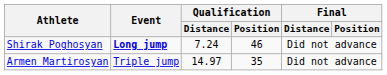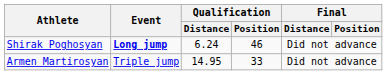(207, 45) 7.24 -> (207, 45) 6.24
(207, 62) 14.97 -> (207, 62) 14.95
(257, 62) 35 -> (257, 62) 33
